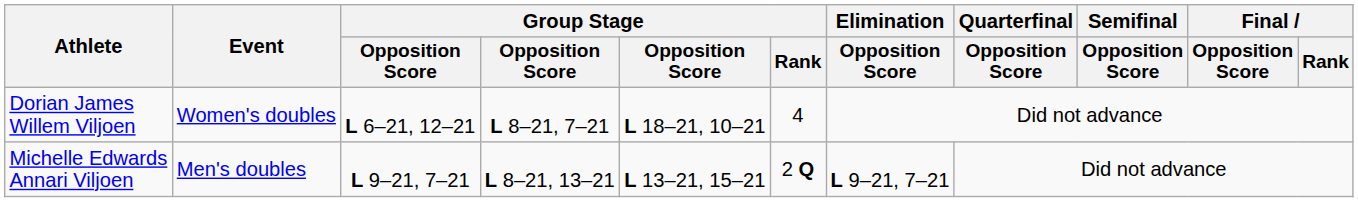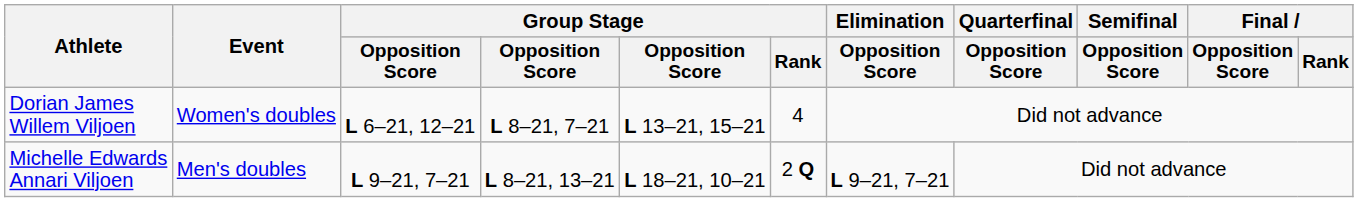(695, 126) L 18–21, 10–21 -> (695, 126) L 13–21, 15–21
(695, 181) L 13–21, 15–21 -> (695, 181) L 18–21, 10–21
